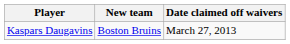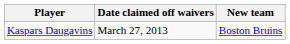columns swapped: (129, 13) <-> (224, 13)
